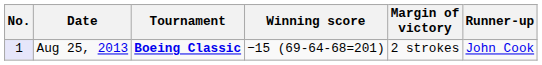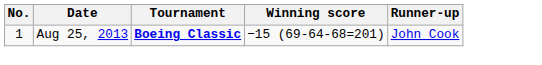- column: (425, 22)
(19, 50) lavender background -> (19, 36) no background
